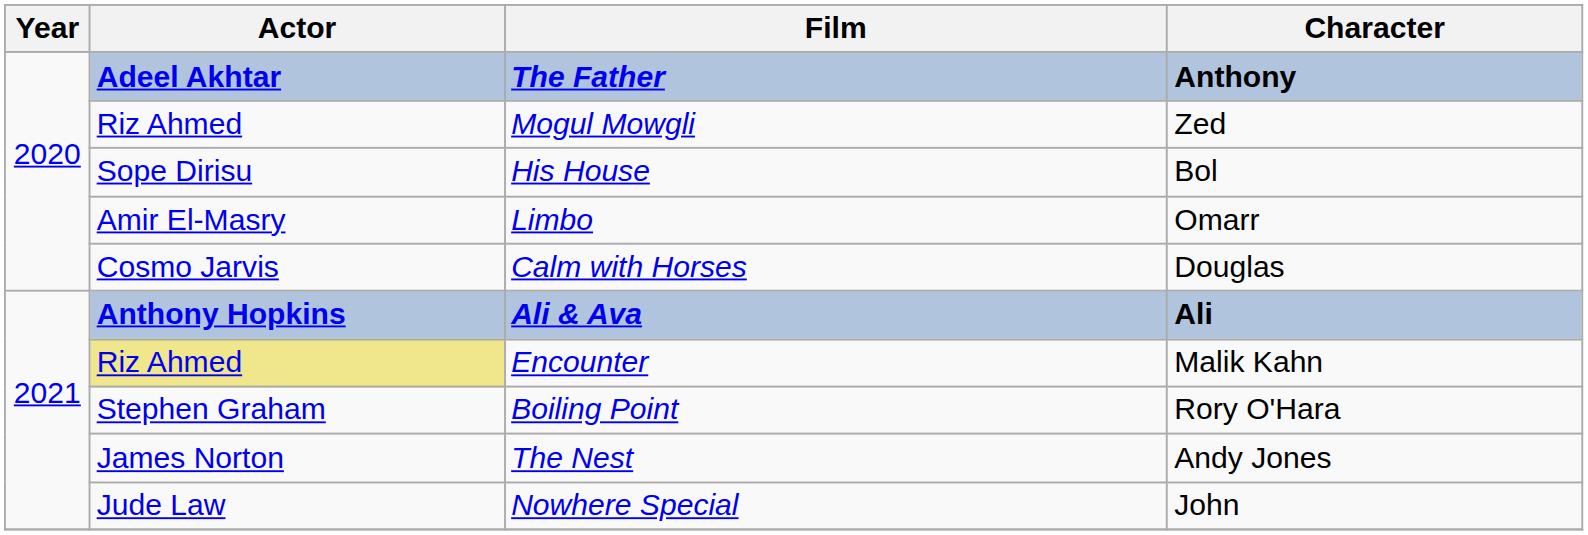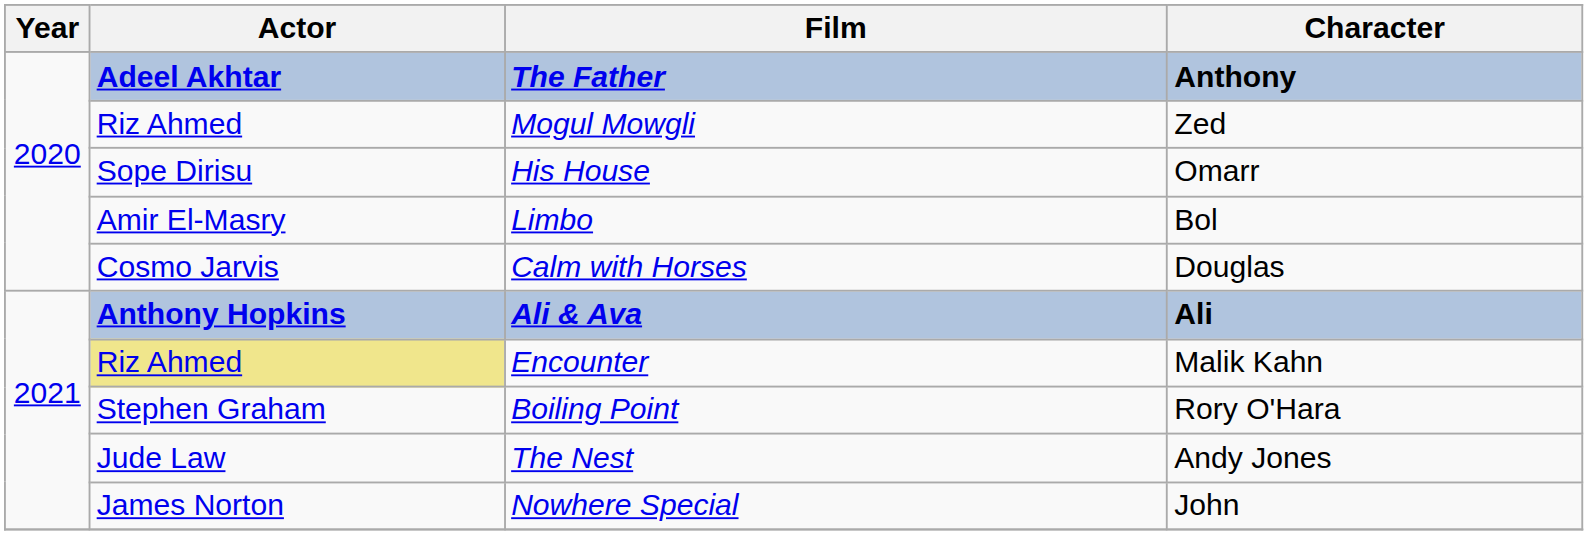(1196, 171) Bol -> (1217, 171) Omarr
(1217, 219) Omarr -> (1196, 219) Bol
(190, 457) James Norton -> (161, 457) Jude Law
(161, 505) Jude Law -> (190, 505) James Norton
